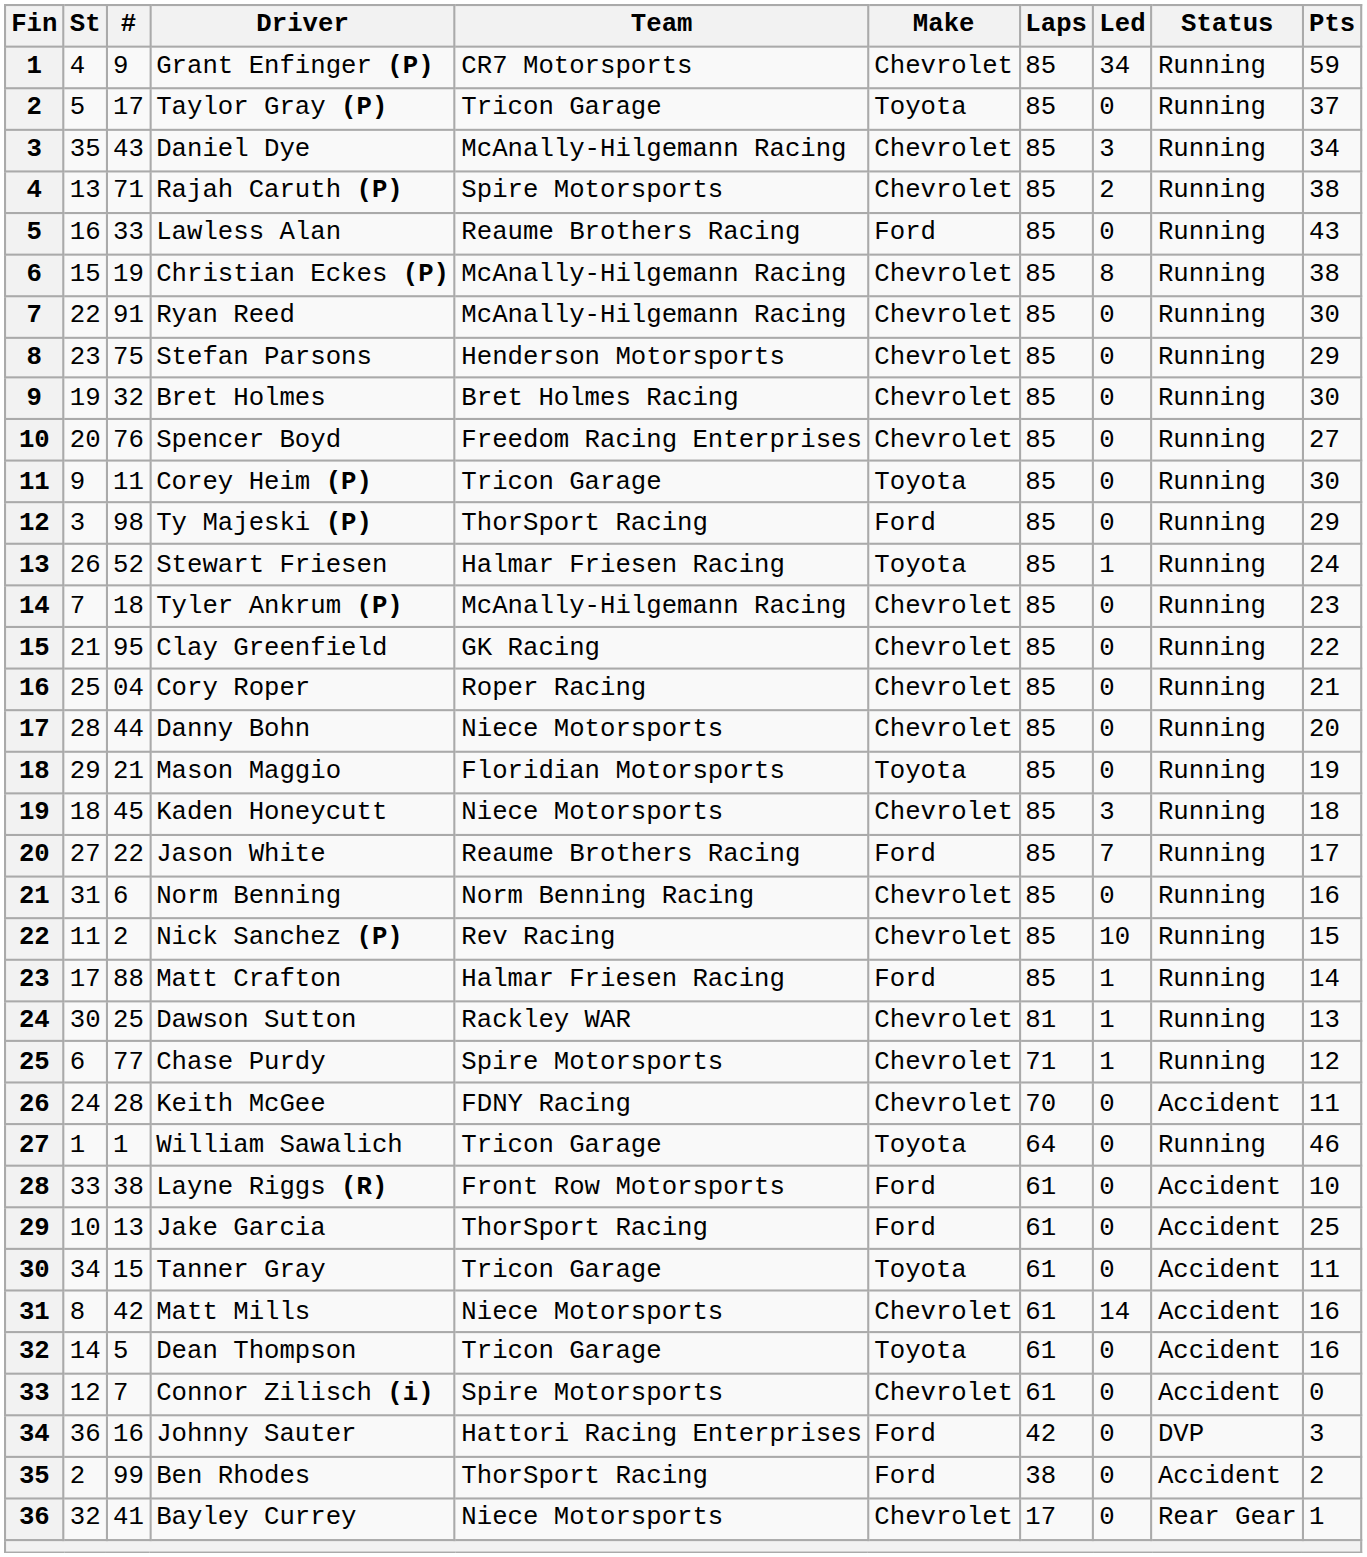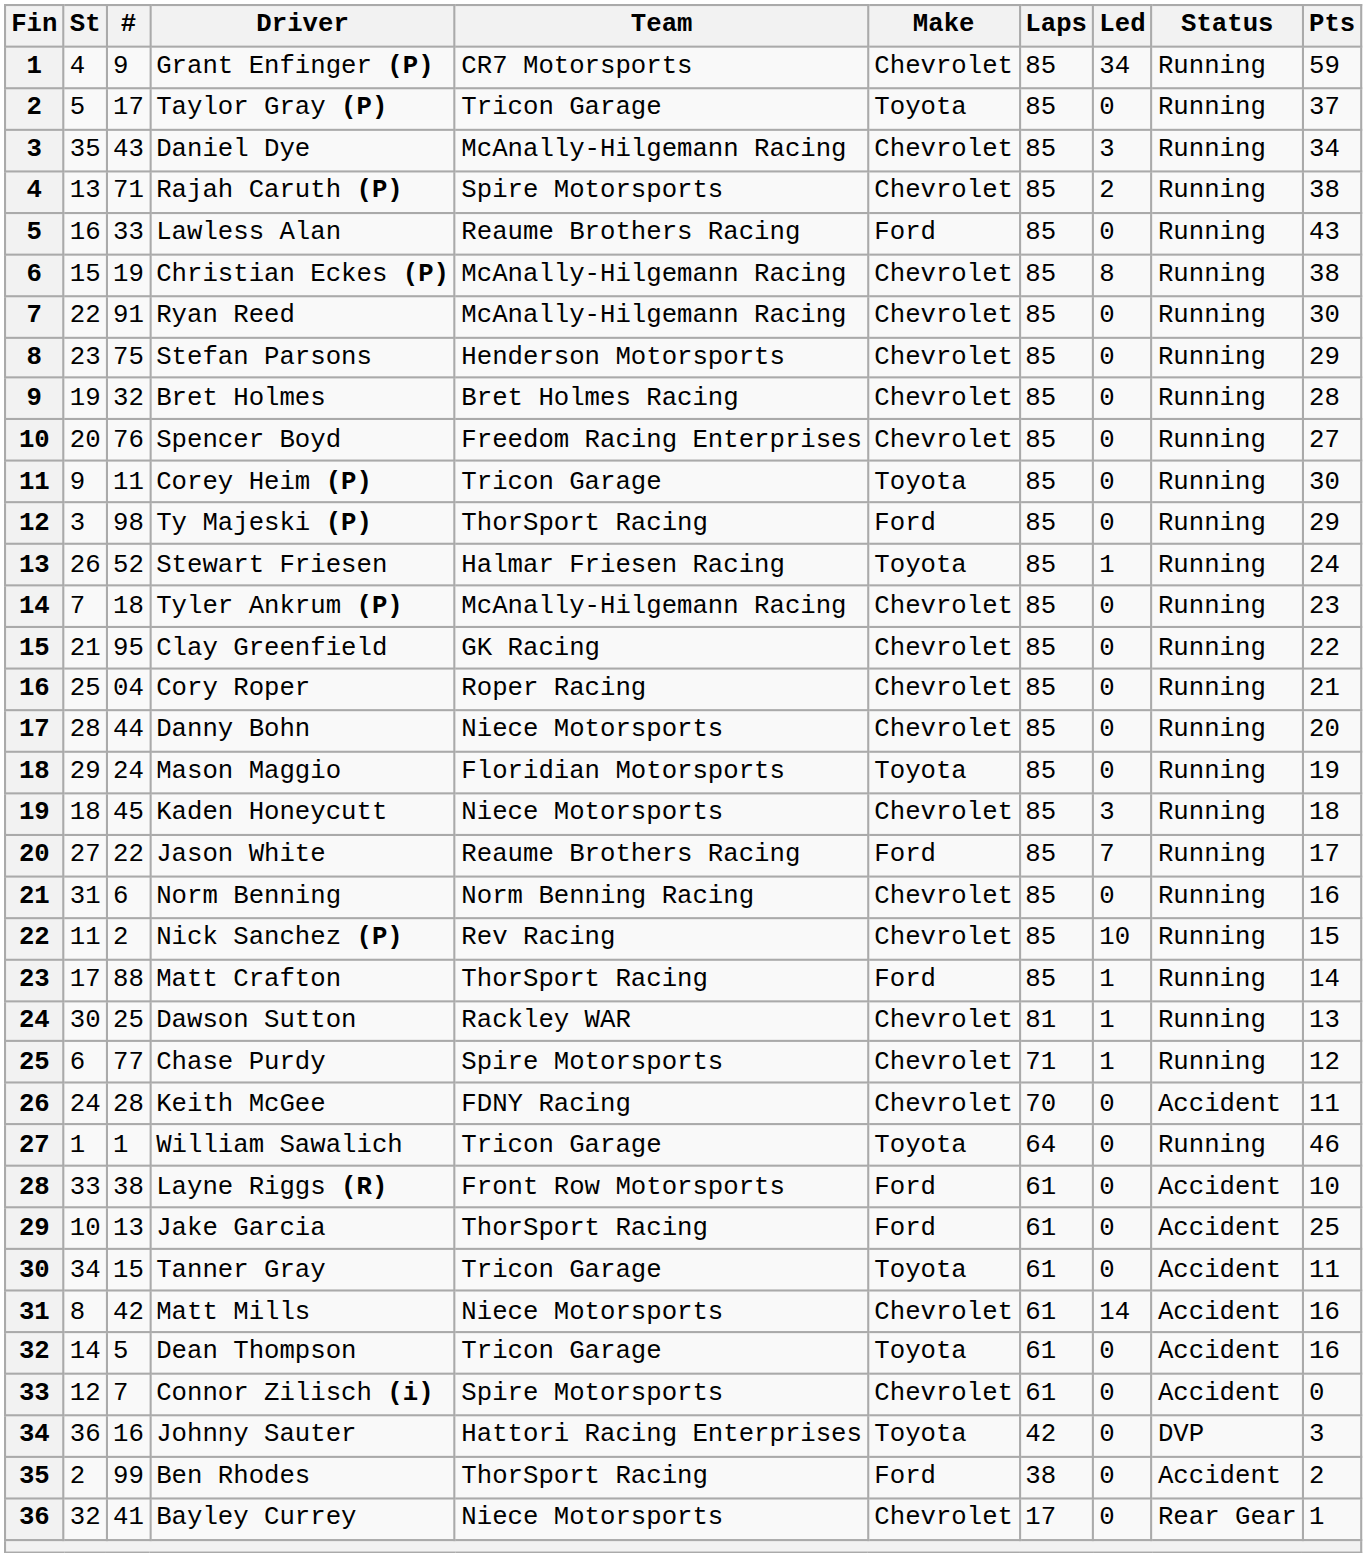(1324, 399) 30 -> (1324, 399) 28
(128, 773) 21 -> (128, 773) 24
(623, 980) Halmar Friesen Racing -> (585, 980) ThorSport Racing
(905, 1436) Ford -> (921, 1436) Toyota
